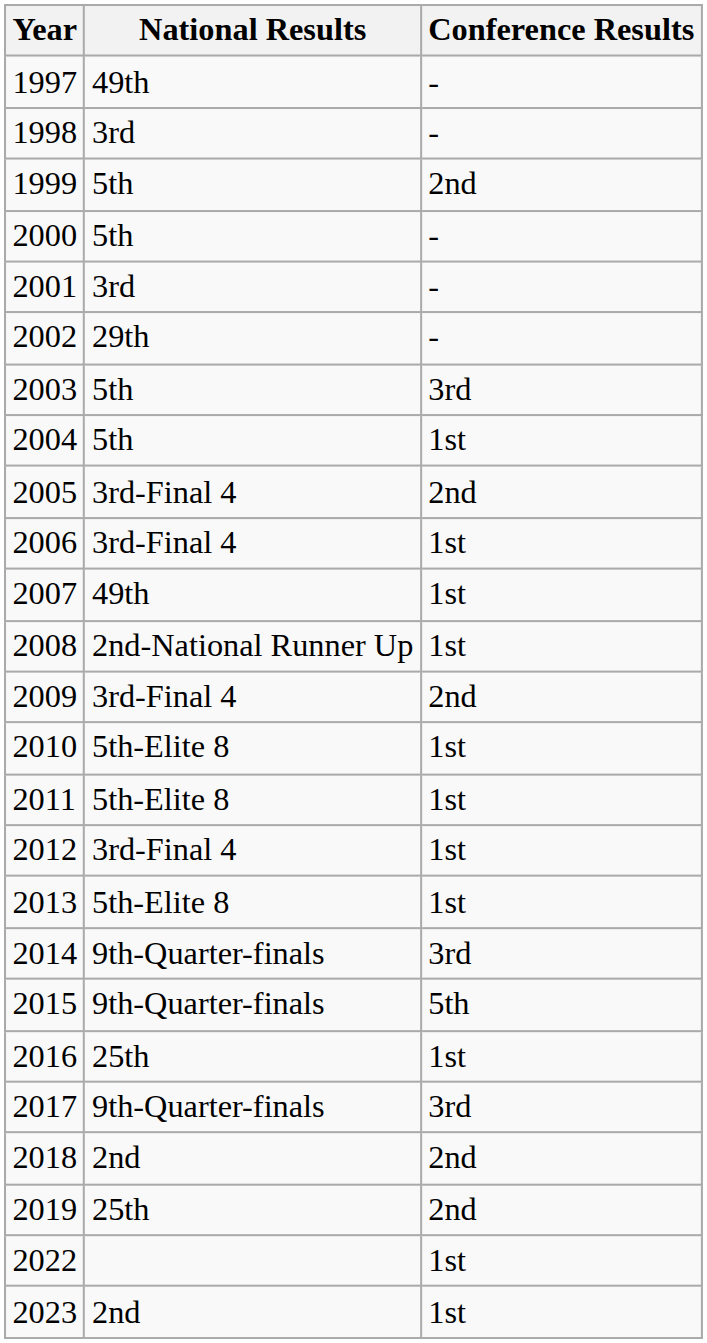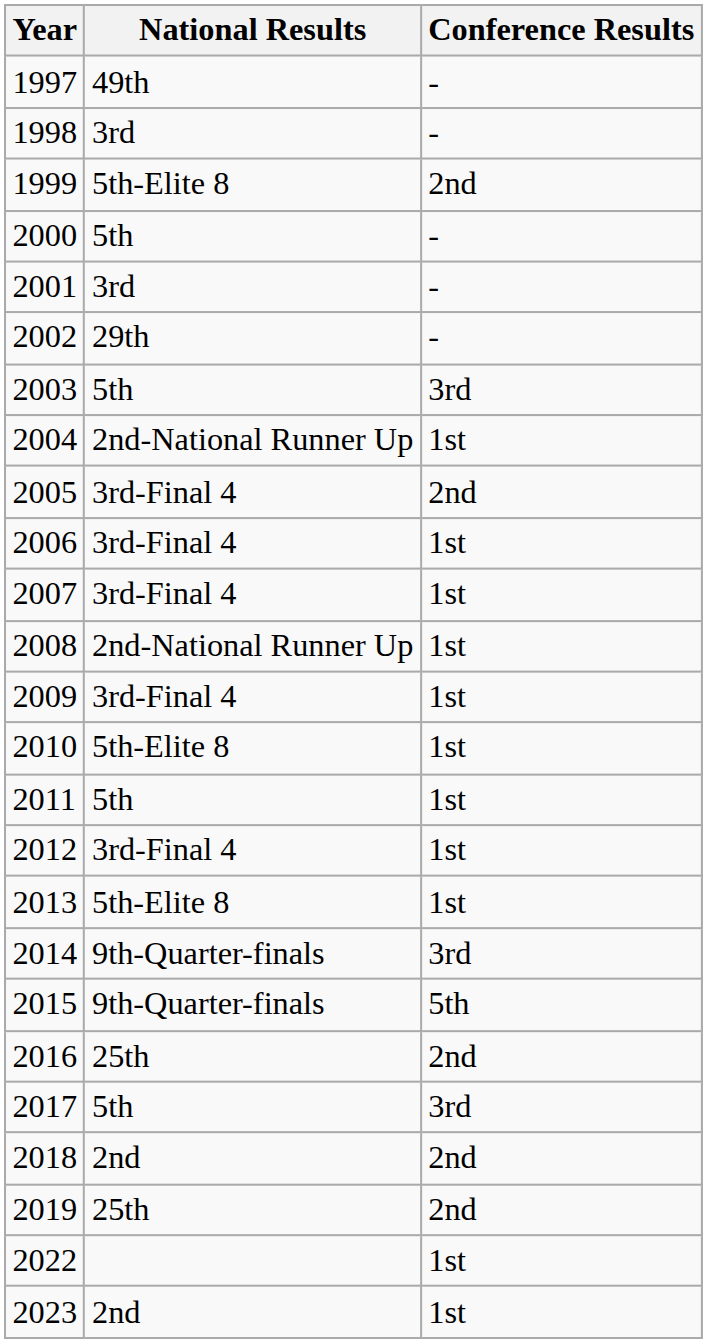(113, 183) 5th -> (161, 183) 5th-Elite 8
(113, 440) 5th -> (253, 440) 2nd-National Runner Up
(121, 593) 49th -> (164, 593) 3rd-Final 4
(452, 696) 2nd -> (447, 696) 1st
(161, 798) 5th-Elite 8 -> (113, 798) 5th
(447, 1055) 1st -> (452, 1055) 2nd
(208, 1106) 9th-Quarter-finals -> (113, 1106) 5th
